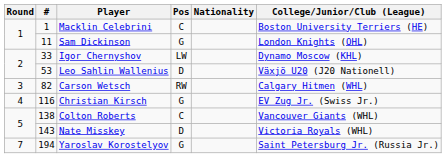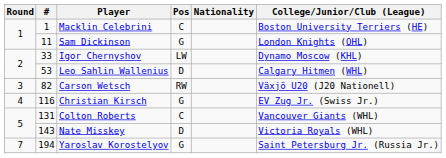(327, 71) Växjö U20 (J20 Nationell) -> (313, 71) Calgary Hitmen (WHL)
(313, 86) Calgary Hitmen (WHL) -> (327, 86) Växjö U20 (J20 Nationell)
(46, 116) 138 -> (46, 116) 131
